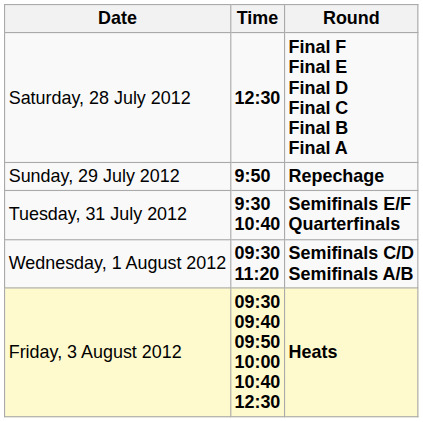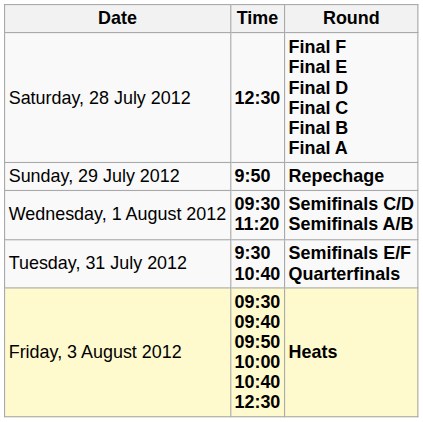rows swapped: (98, 214) <-> (117, 263)
